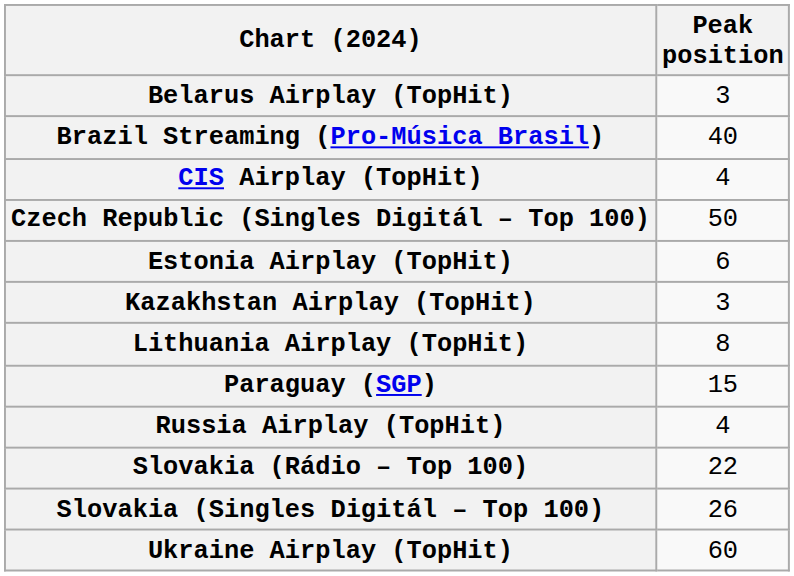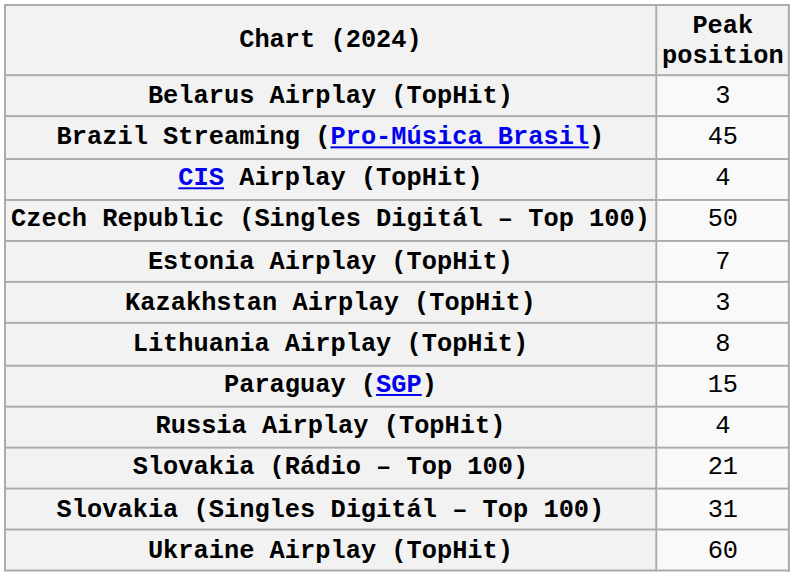(723, 138) 40 -> (723, 138) 45
(723, 261) 6 -> (723, 261) 7
(723, 468) 22 -> (723, 468) 21
(723, 509) 26 -> (723, 509) 31
